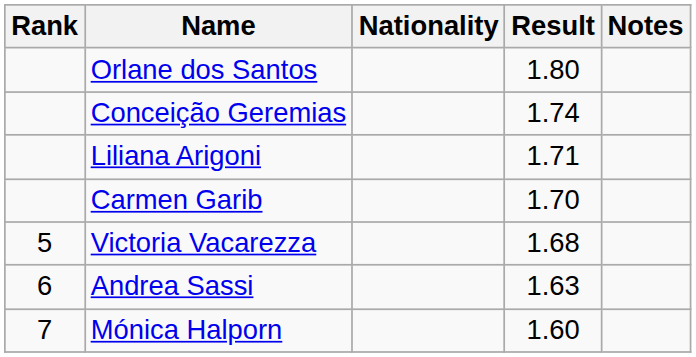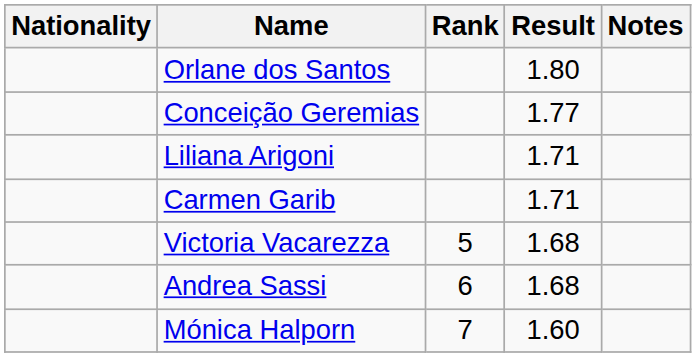columns swapped: (45, 26) <-> (429, 26)
(553, 112) 1.74 -> (553, 112) 1.77
(553, 199) 1.70 -> (553, 199) 1.71
(553, 286) 1.63 -> (553, 286) 1.68
